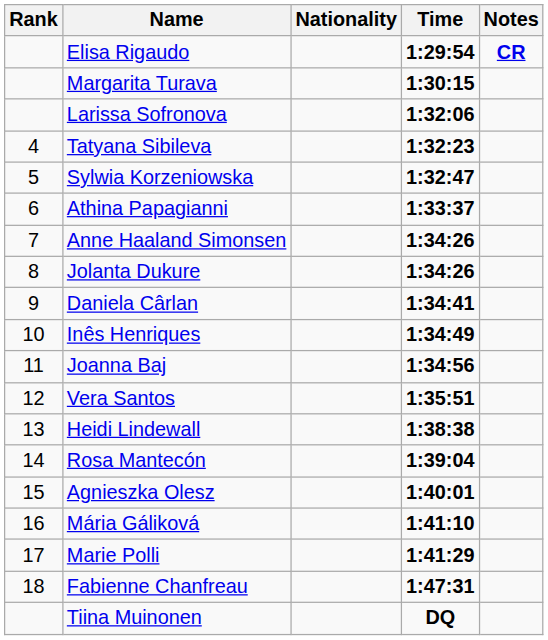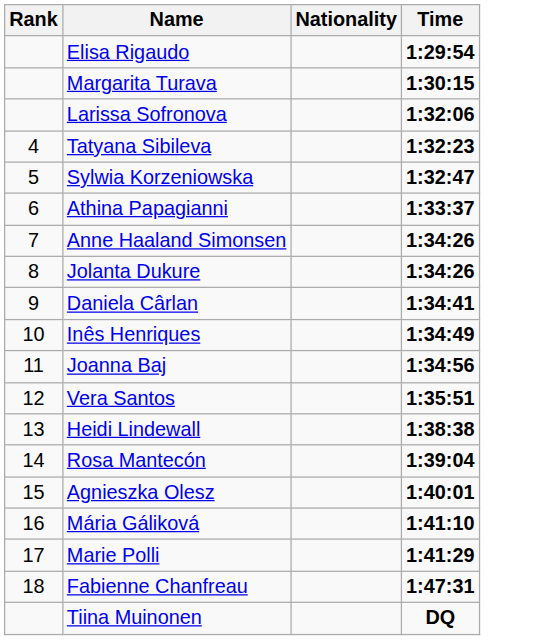- column: (511, 20)
